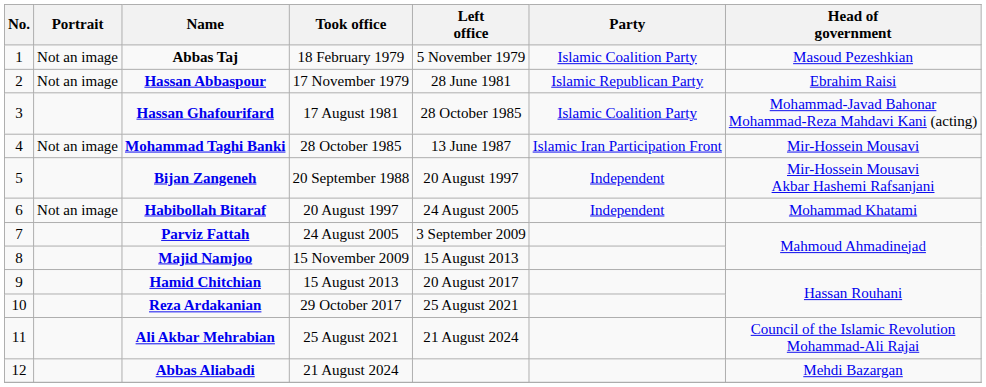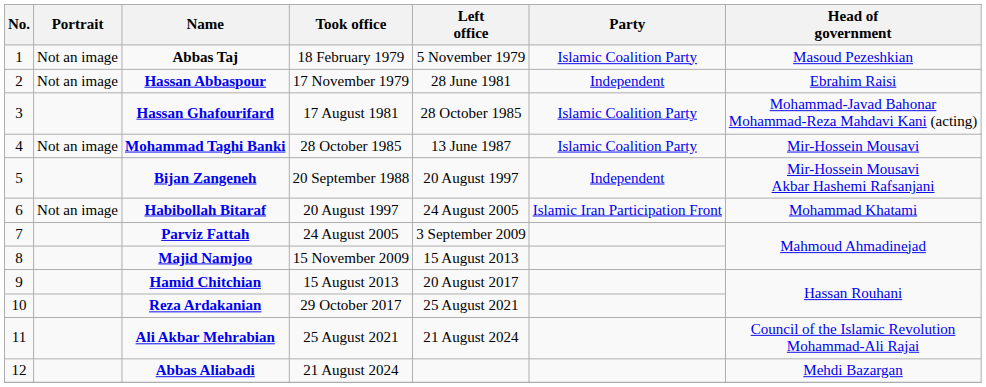(627, 81) Islamic Republican Party -> (627, 81) Independent
(627, 145) Islamic Iran Participation Front -> (627, 145) Islamic Coalition Party
(627, 210) Independent -> (627, 210) Islamic Iran Participation Front
